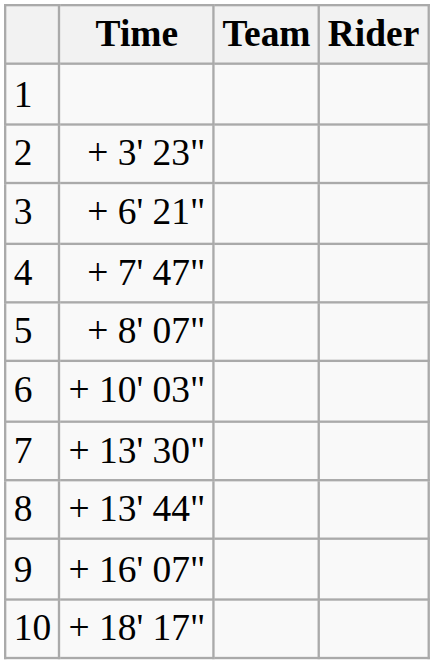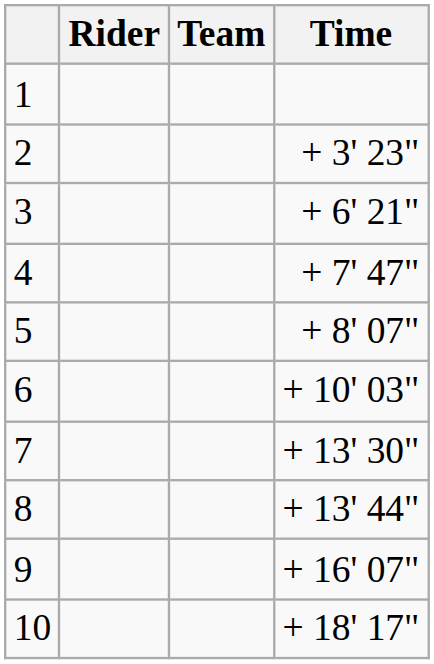columns swapped: (374, 34) <-> (137, 34)
